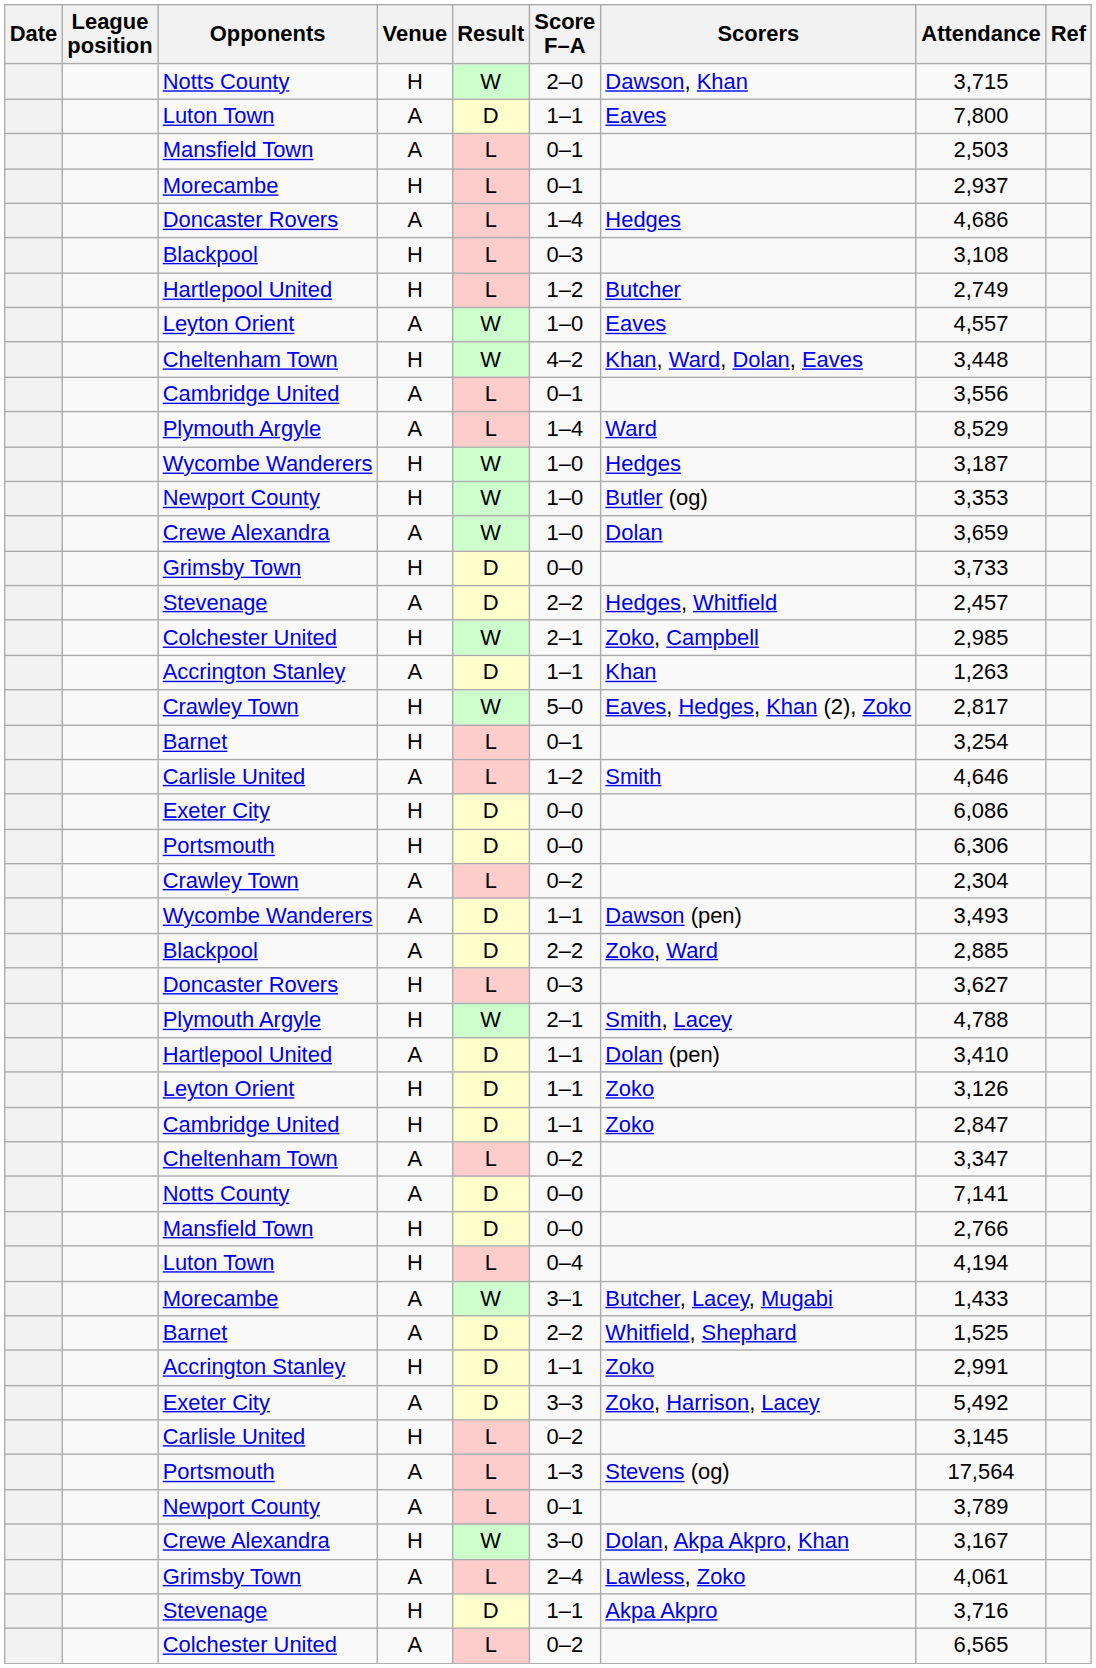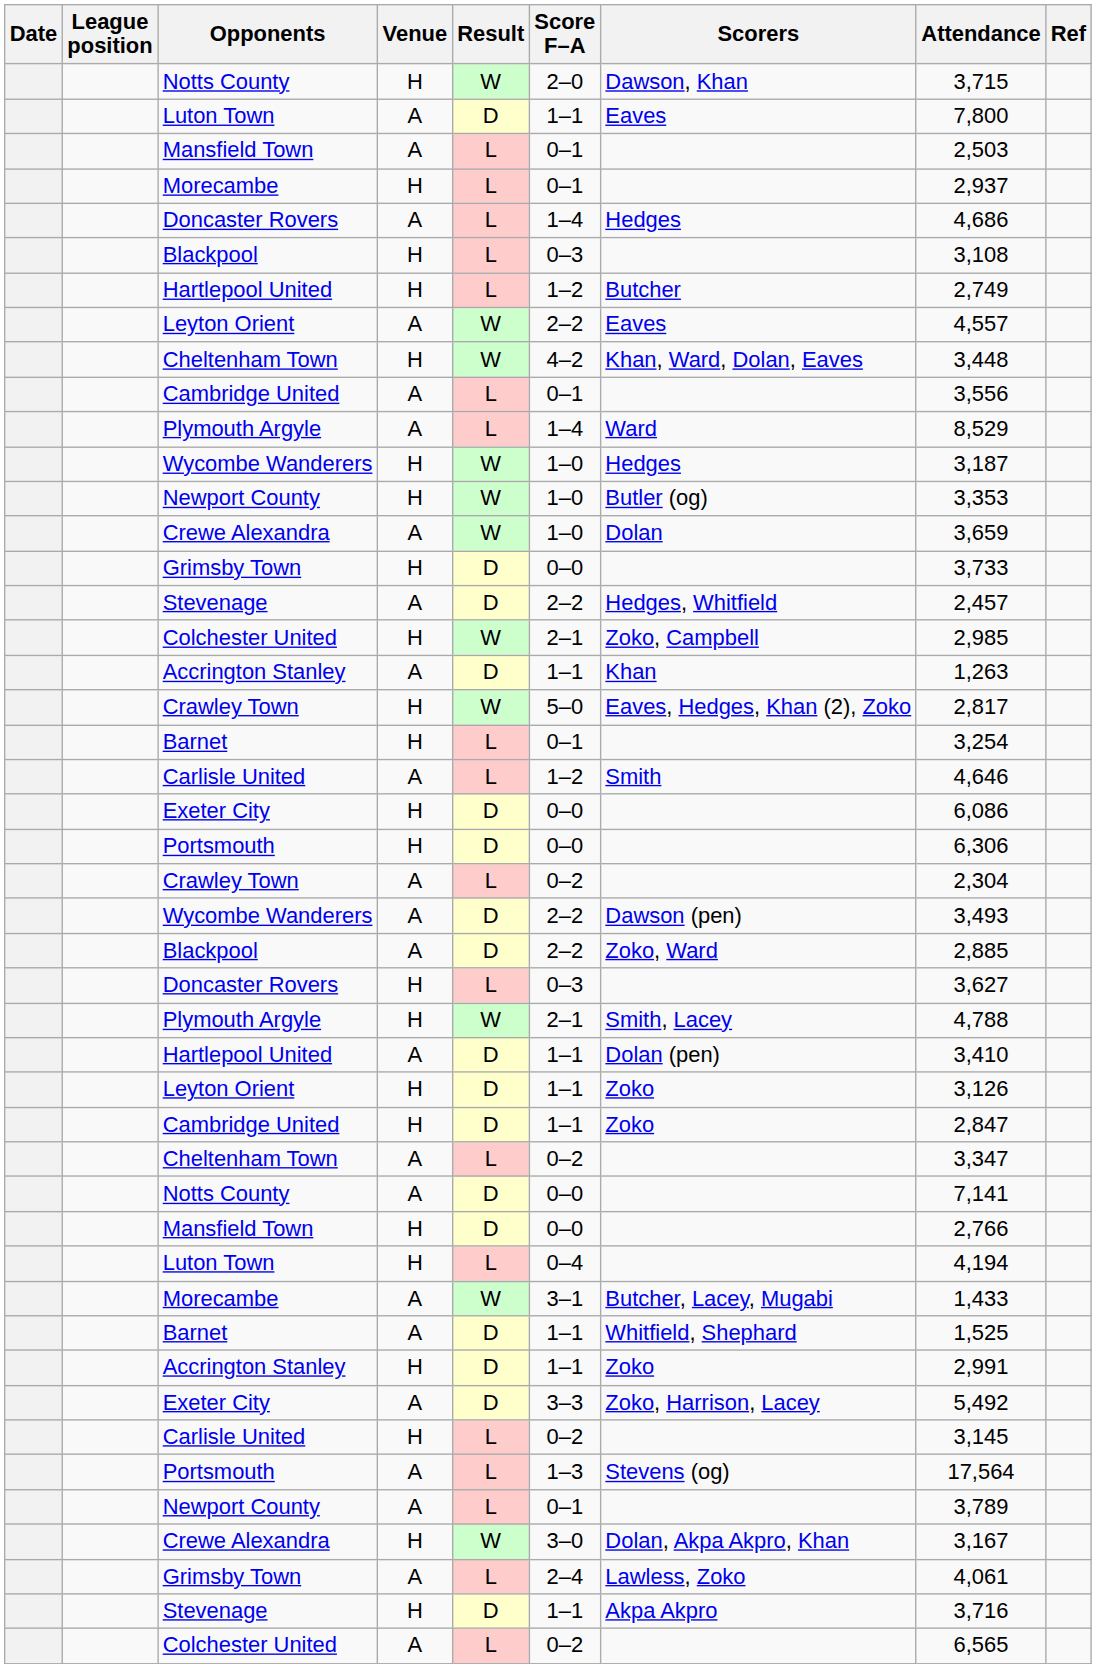(565, 324) 1–0 -> (565, 324) 2–2
(565, 915) 1–1 -> (565, 915) 2–2
(565, 1332) 2–2 -> (565, 1332) 1–1
